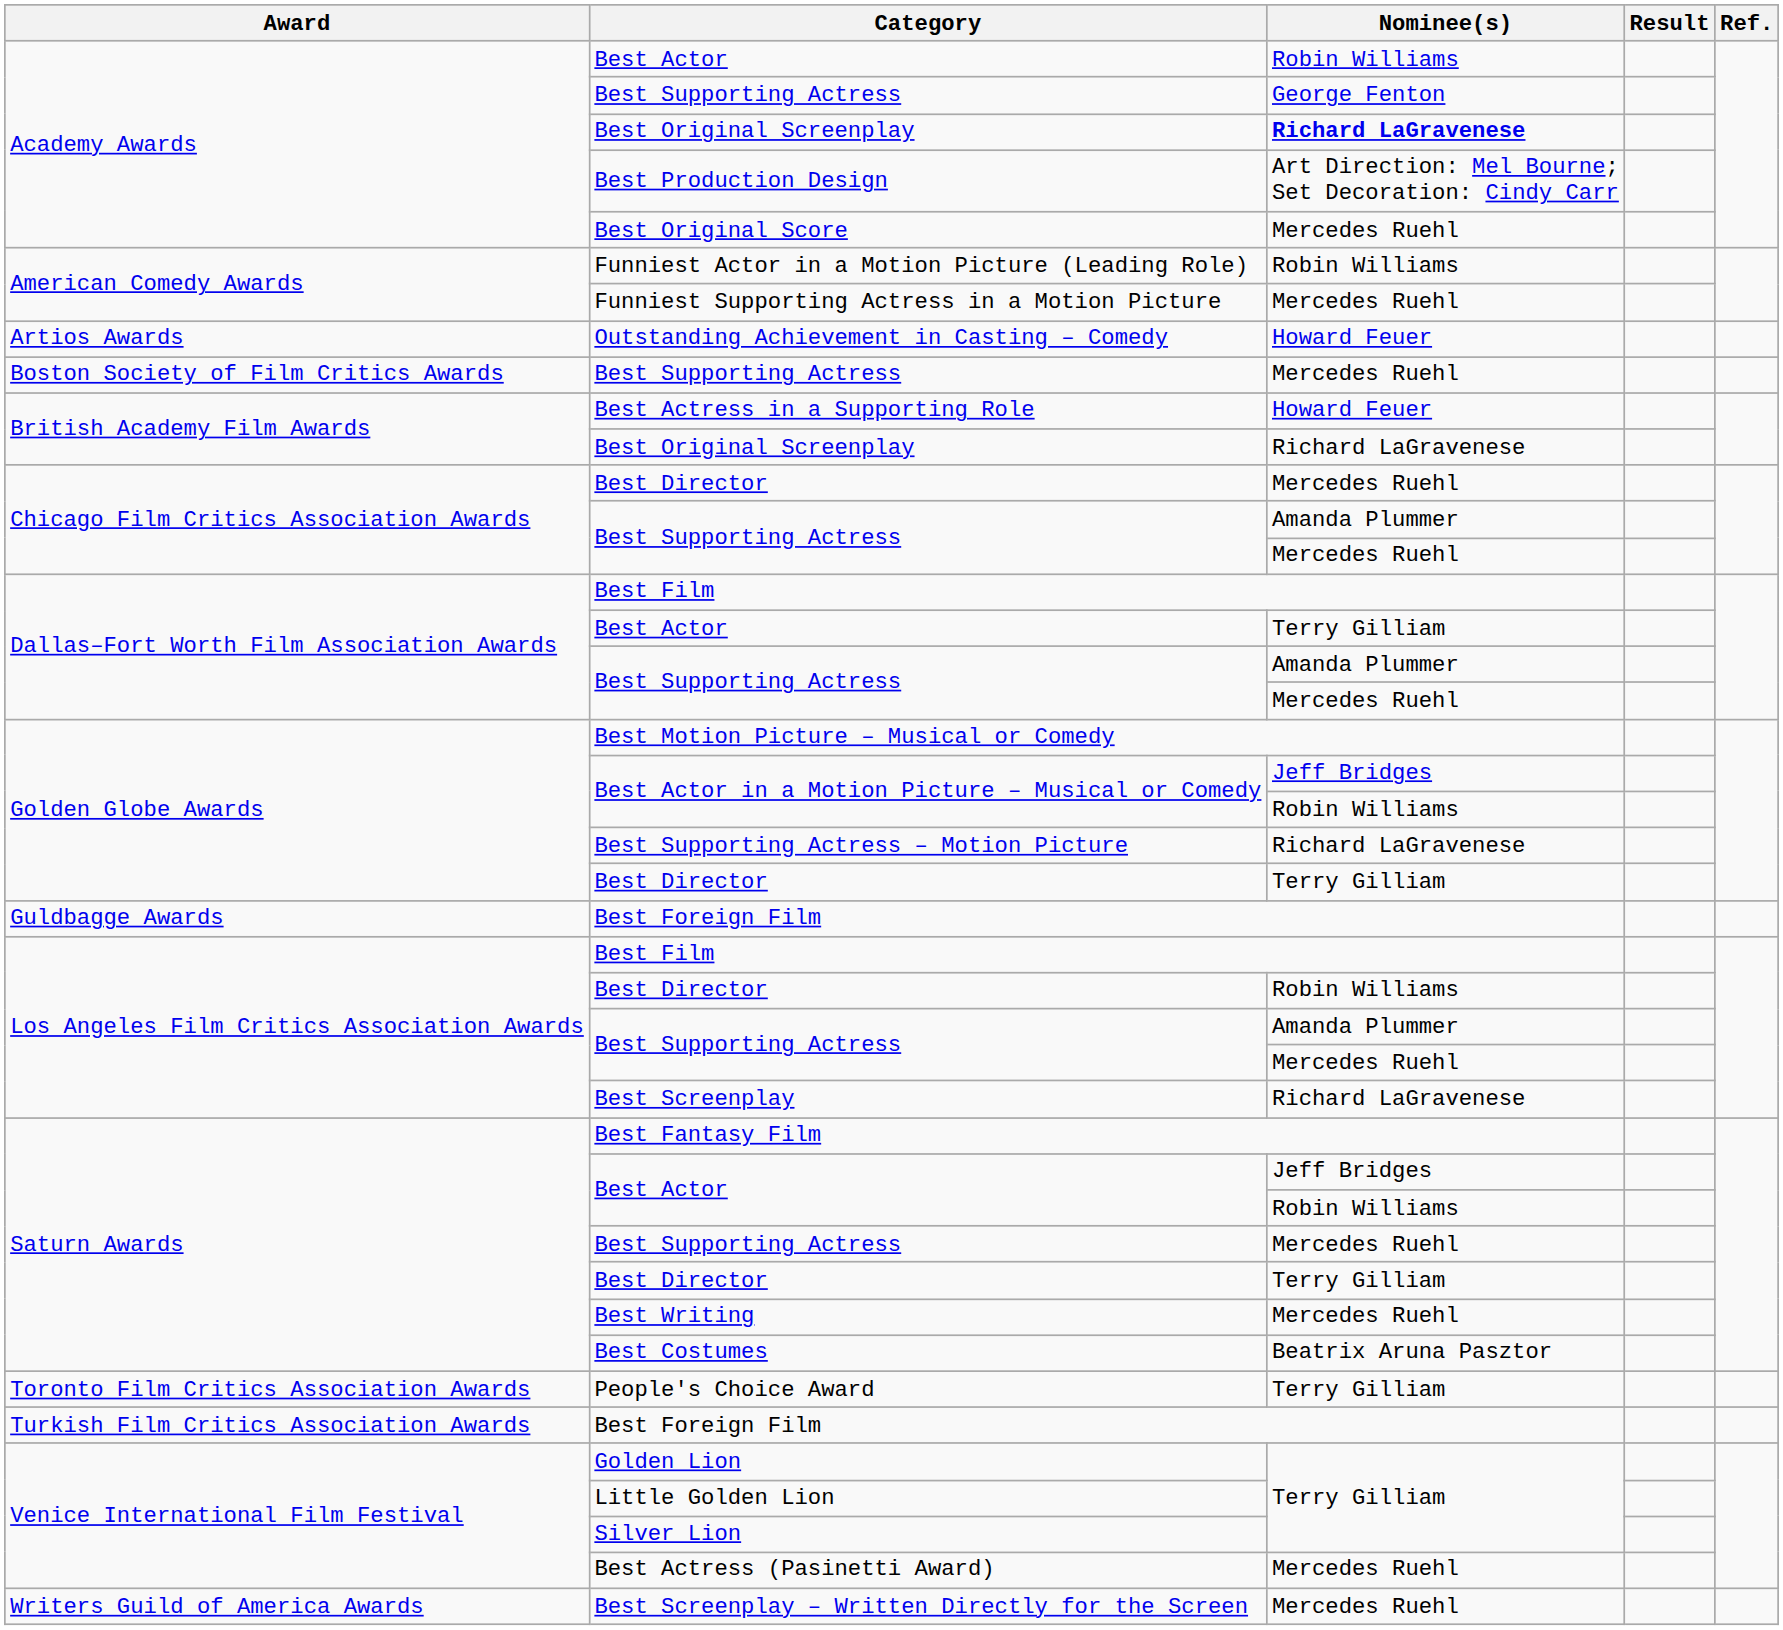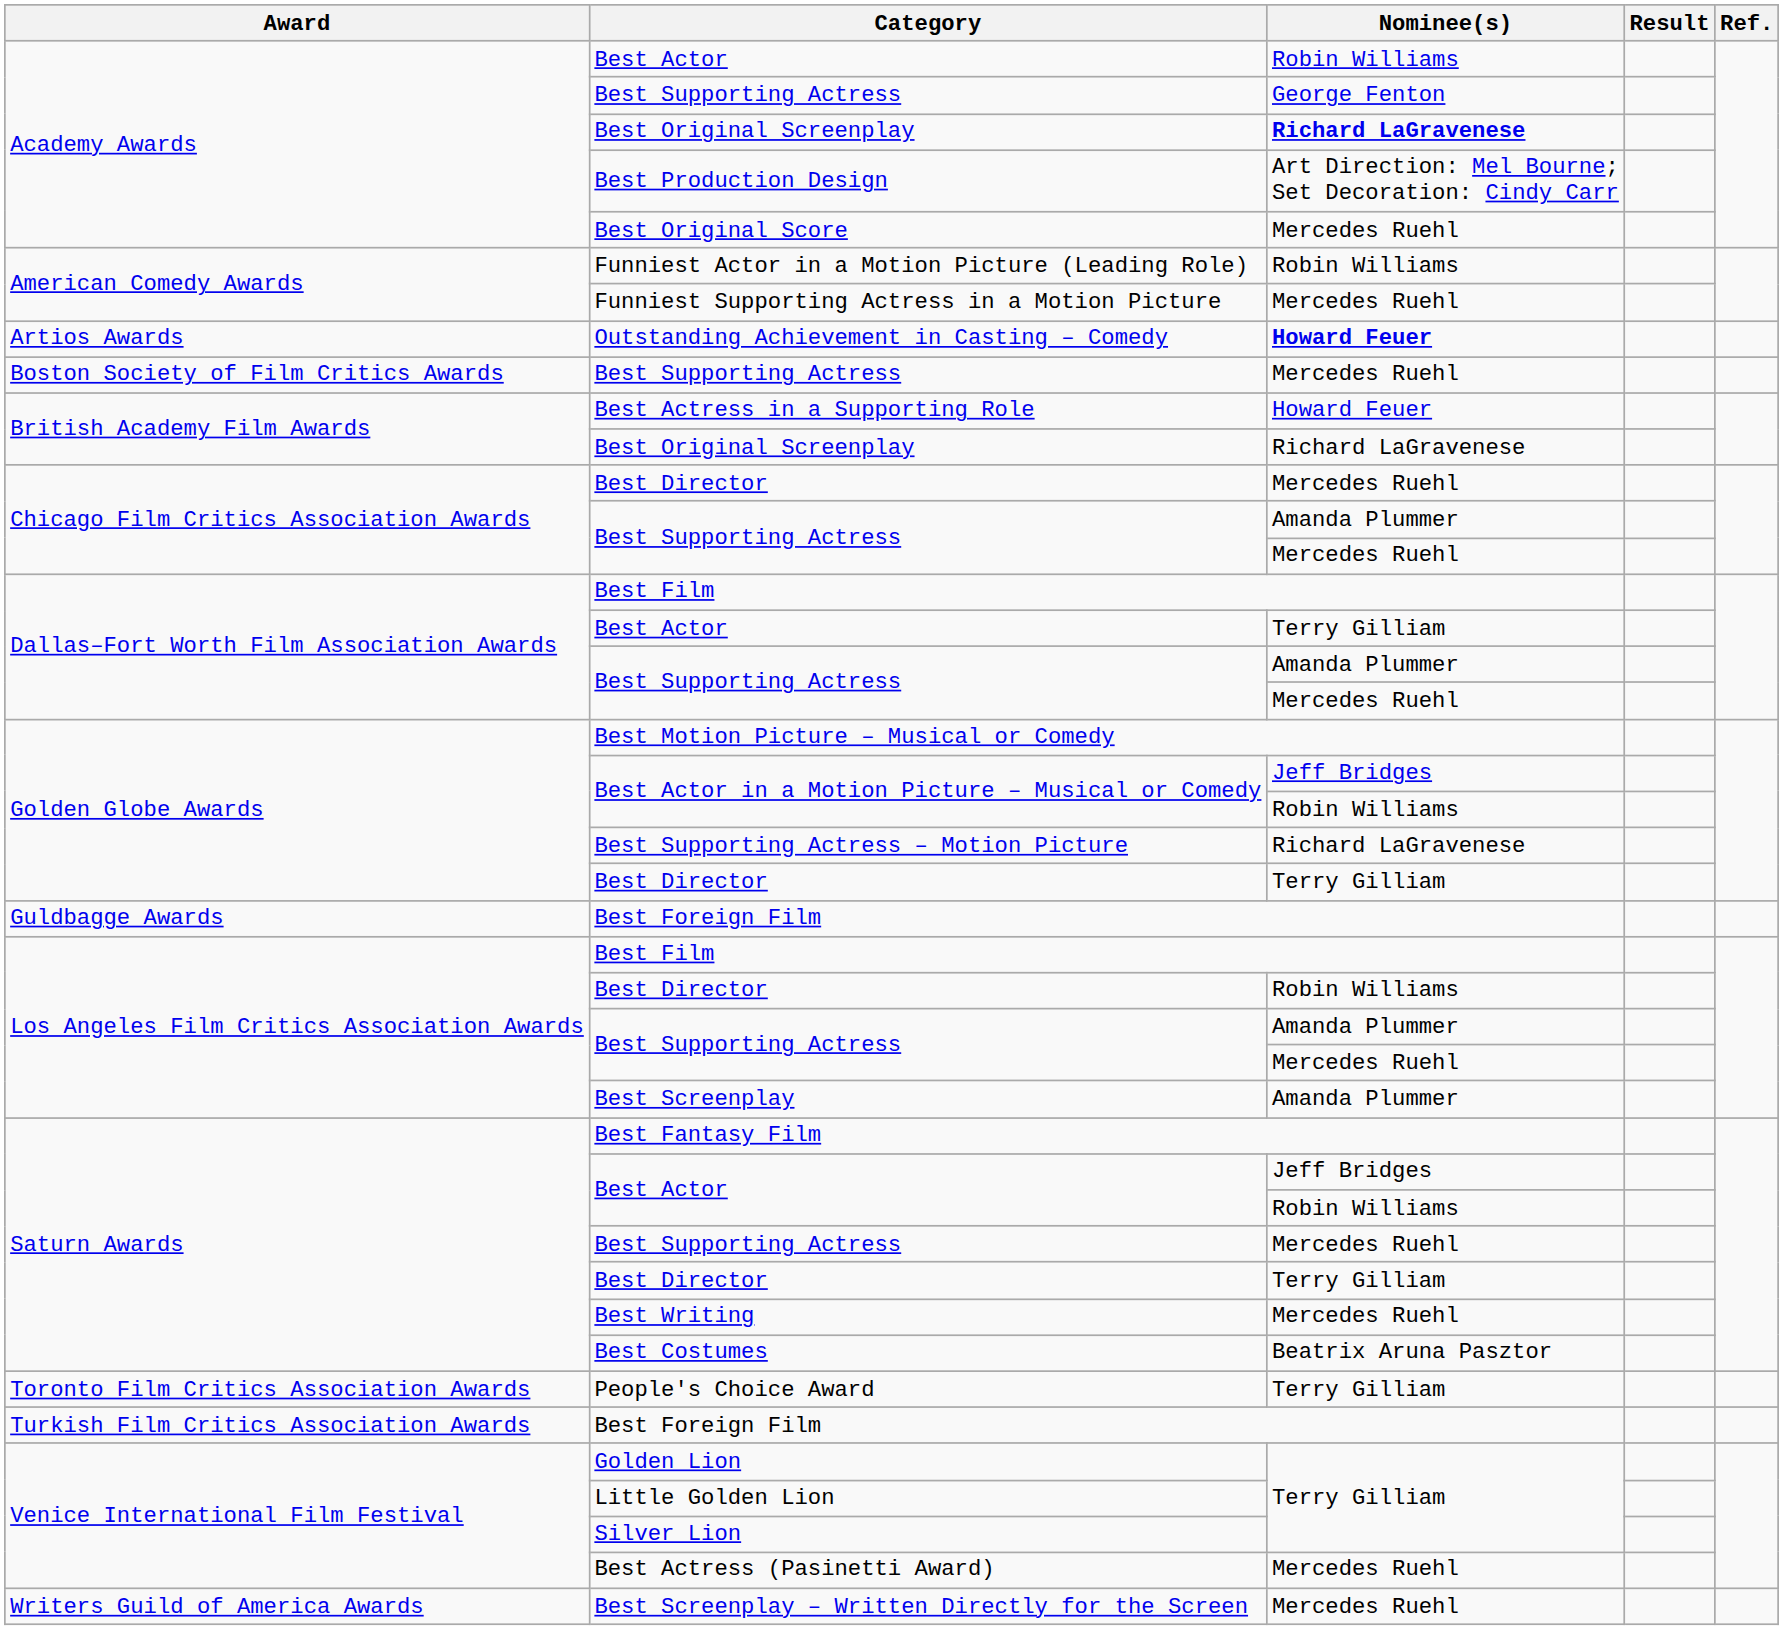(1352, 338) normal -> (1352, 338) bold
(1399, 1099) Richard LaGravenese -> (1365, 1099) Amanda Plummer
